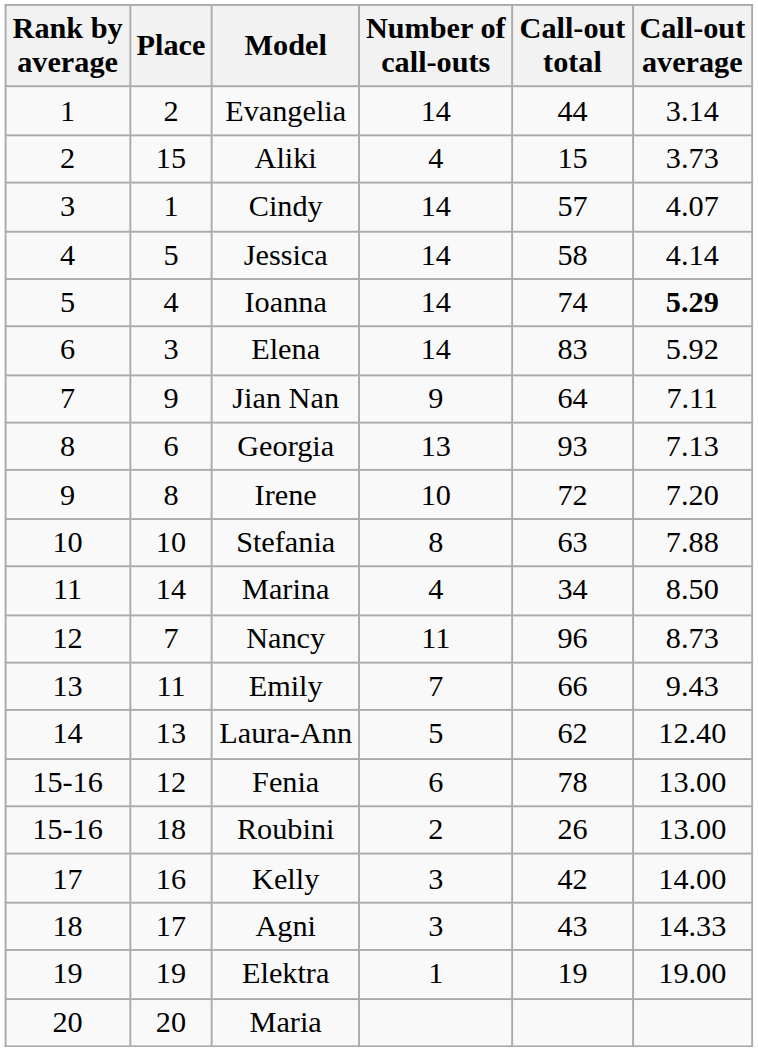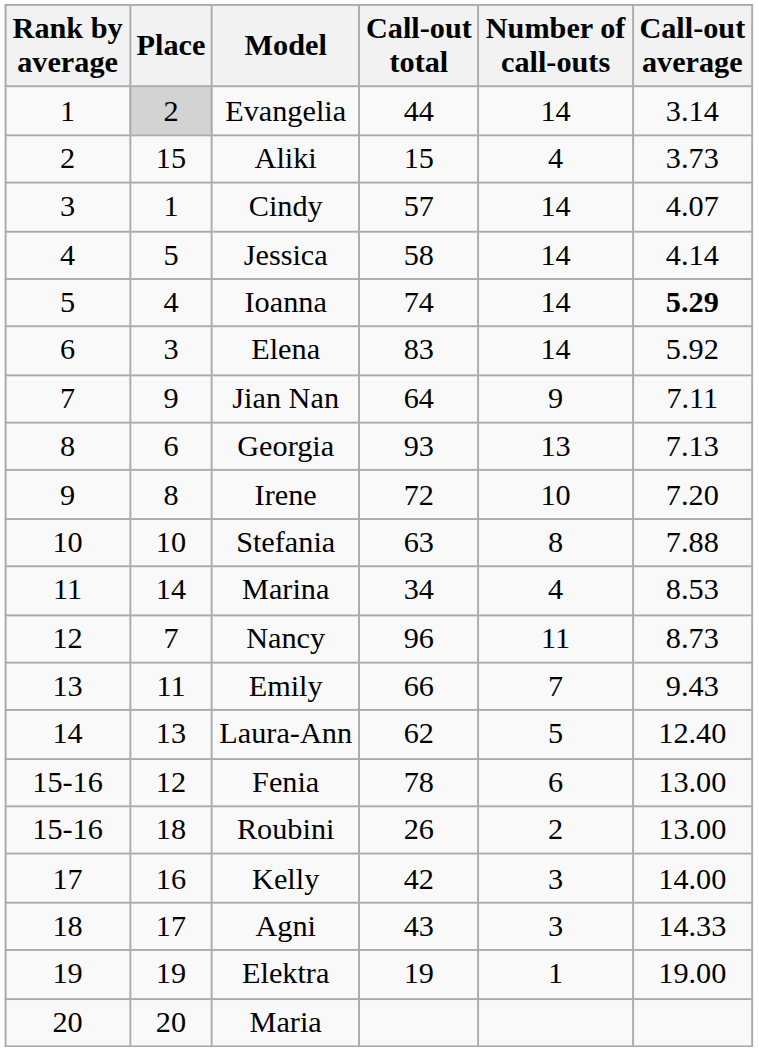columns swapped: (573, 45) <-> (436, 45)
(171, 110) no background -> (171, 110) lightgrey background
(692, 590) 8.50 -> (692, 590) 8.53
